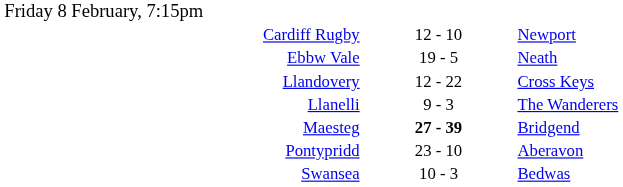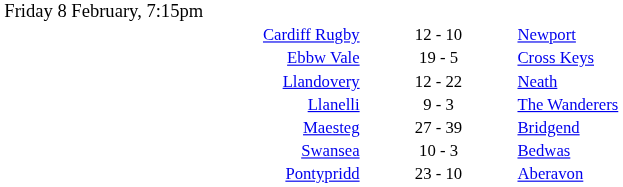(537, 58) Neath -> (556, 58) Cross Keys
(556, 81) Cross Keys -> (537, 81) Neath
(439, 127) bold -> (439, 127) normal
rows swapped: (322, 150) <-> (330, 174)
